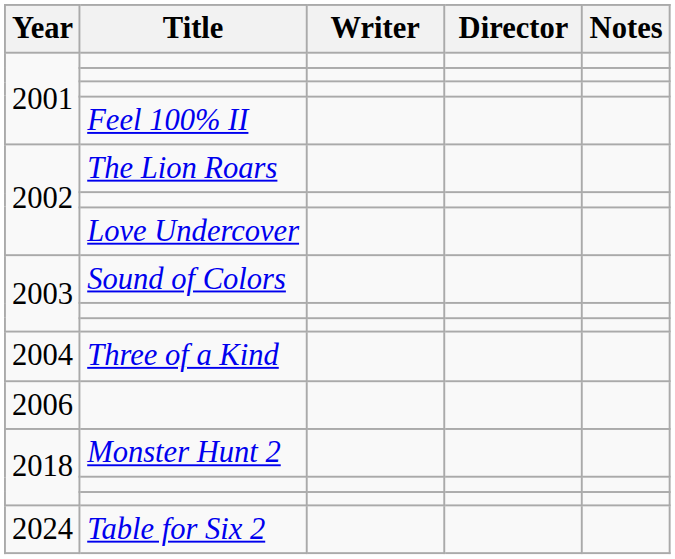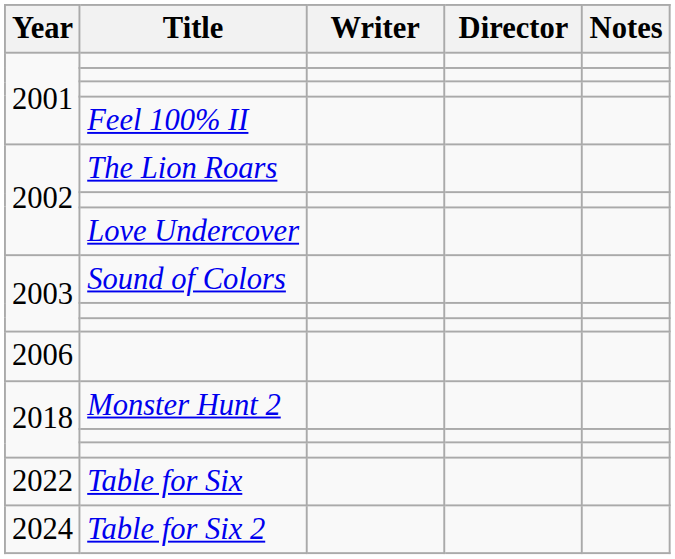- row: (43, 355)
+ row: (43, 480)
